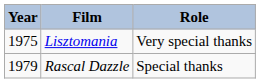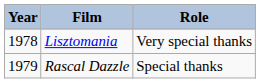(23, 41) 1975 -> (23, 41) 1978
